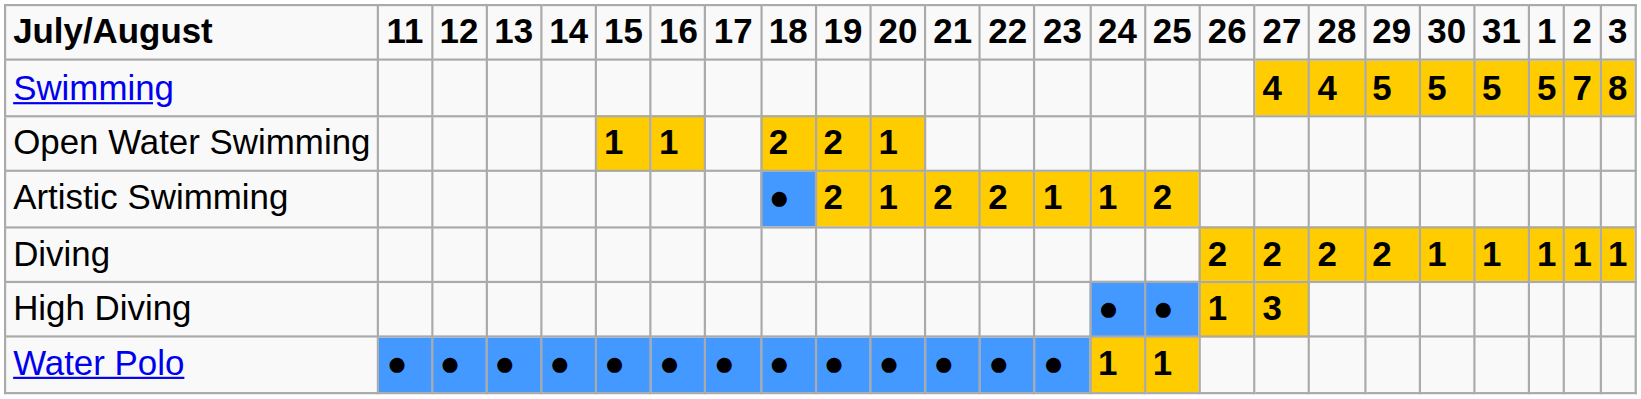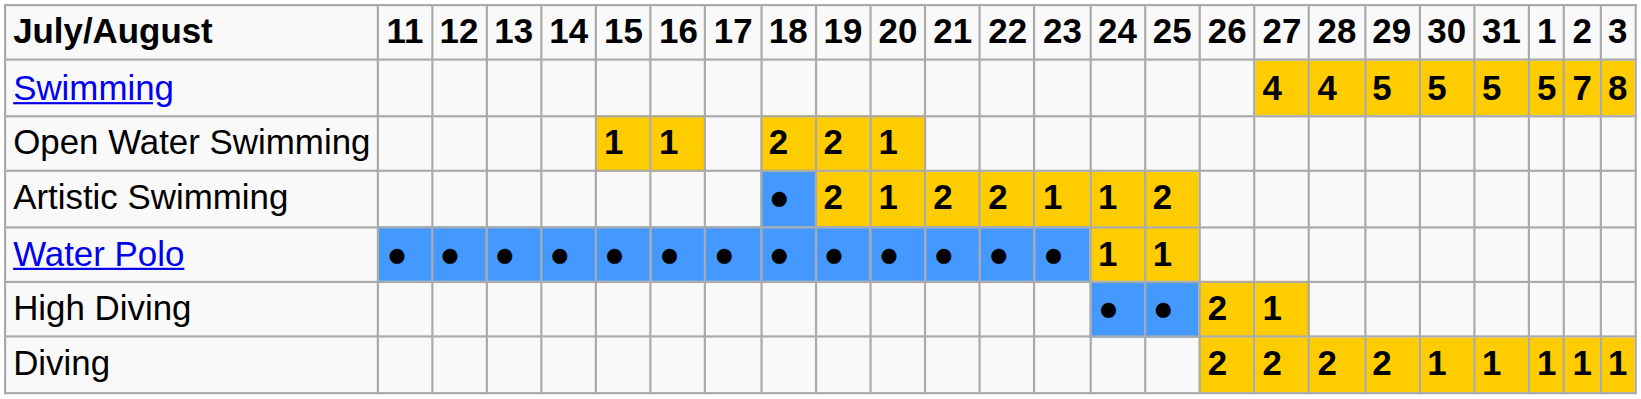rows swapped: (62, 253) <-> (99, 364)
(1217, 308) 1 -> (1217, 308) 2
(1272, 308) 3 -> (1272, 308) 1
